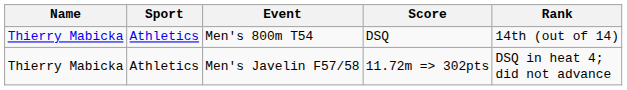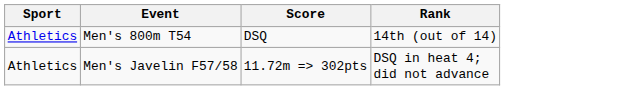- column: (66, 15)
